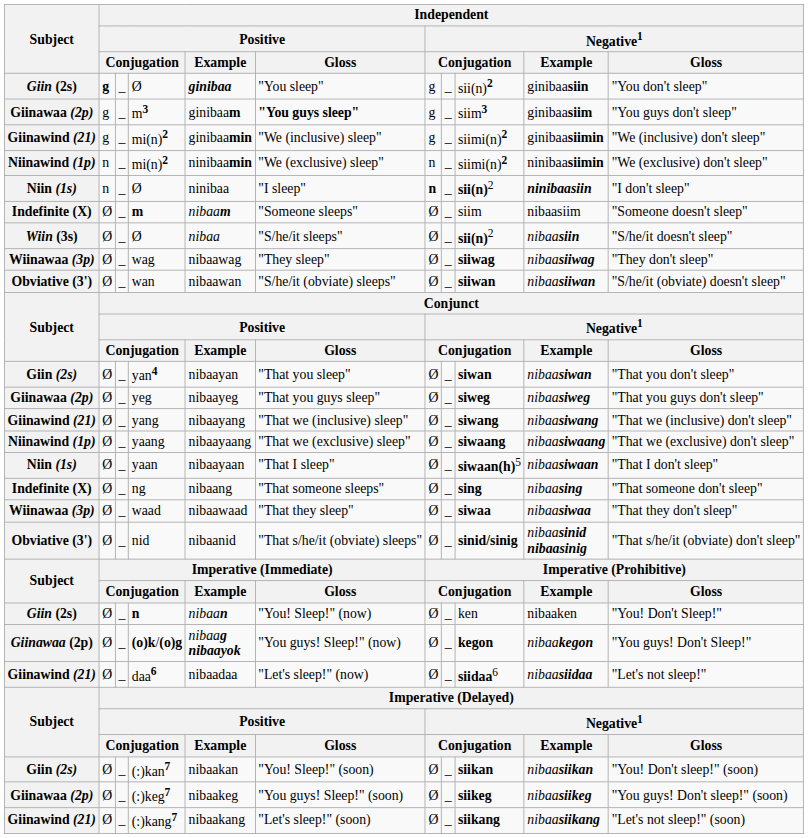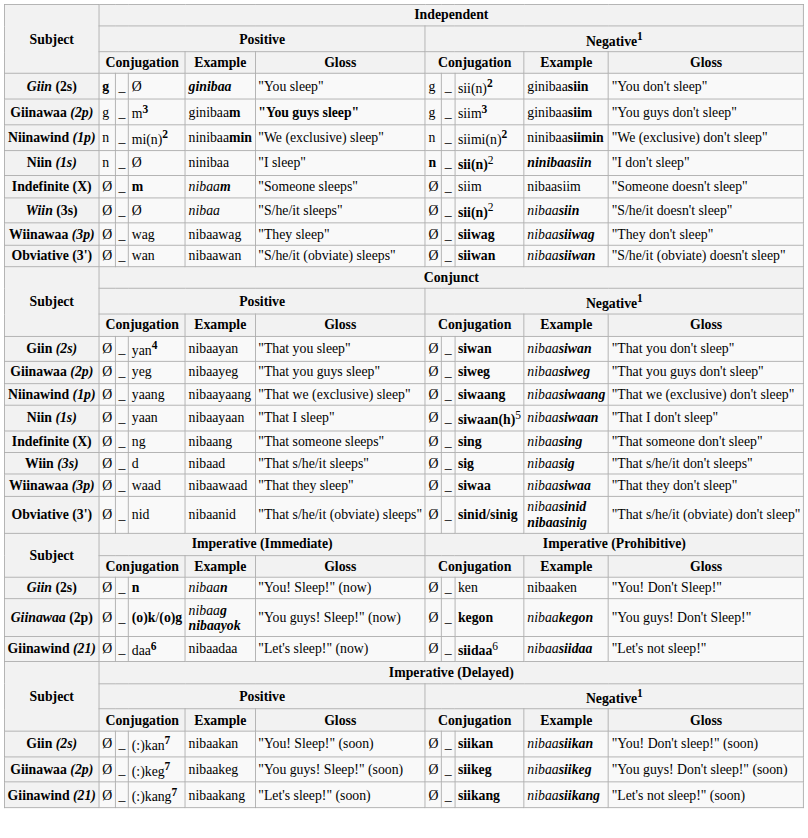- row: (52, 137)
- row: (52, 419)
+ row: (52, 463)
